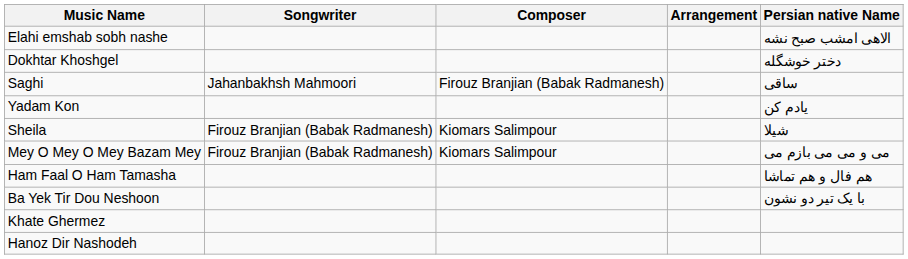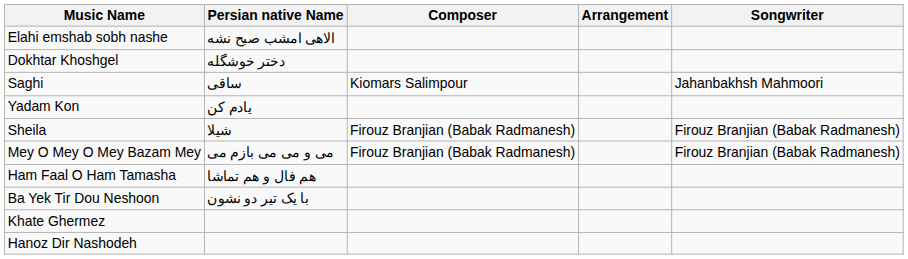columns swapped: (320, 15) <-> (832, 15)
(552, 83) Firouz Branjian (Babak Radmanesh) -> (409, 83) Kiomars Salimpour
(498, 129) Kiomars Salimpour -> (463, 129) Firouz Branjian (Babak Radmanesh)
(498, 152) Kiomars Salimpour -> (463, 152) Firouz Branjian (Babak Radmanesh)
